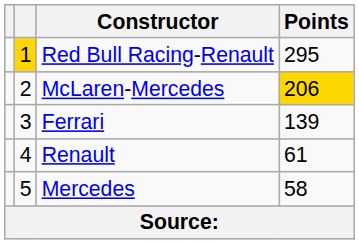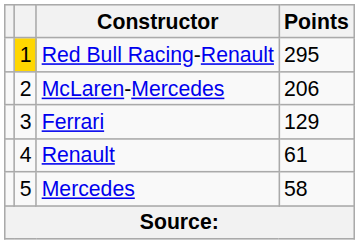(302, 88) gold background -> (302, 88) no background
(302, 121) 139 -> (302, 121) 129
